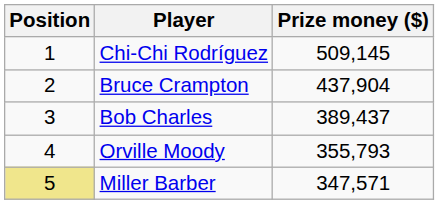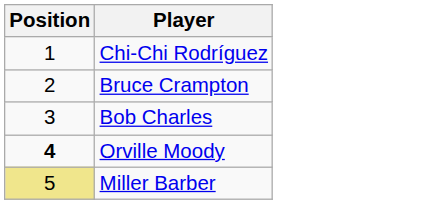- column: (353, 20)
(50, 150) normal -> (50, 150) bold
